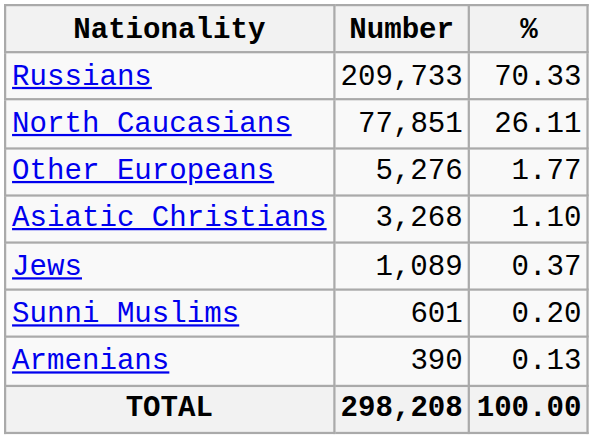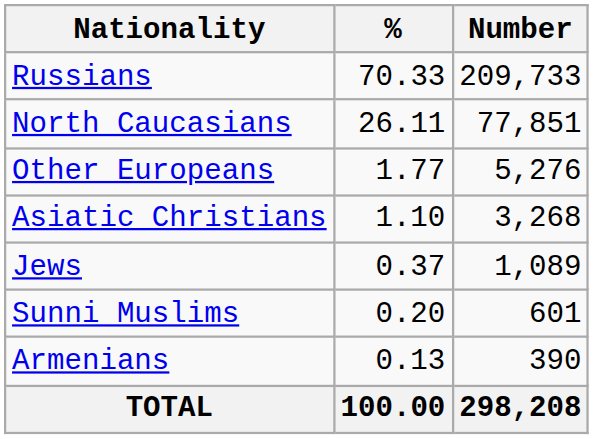columns swapped: (402, 29) <-> (529, 29)
